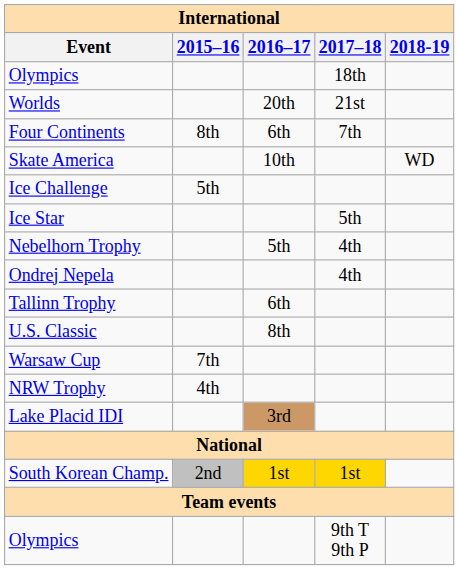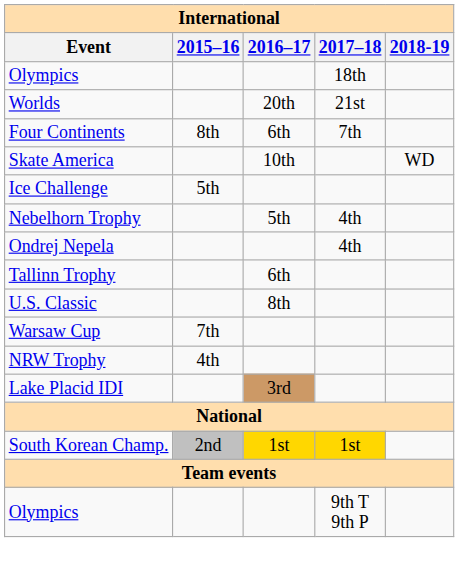- row: (36, 217)
